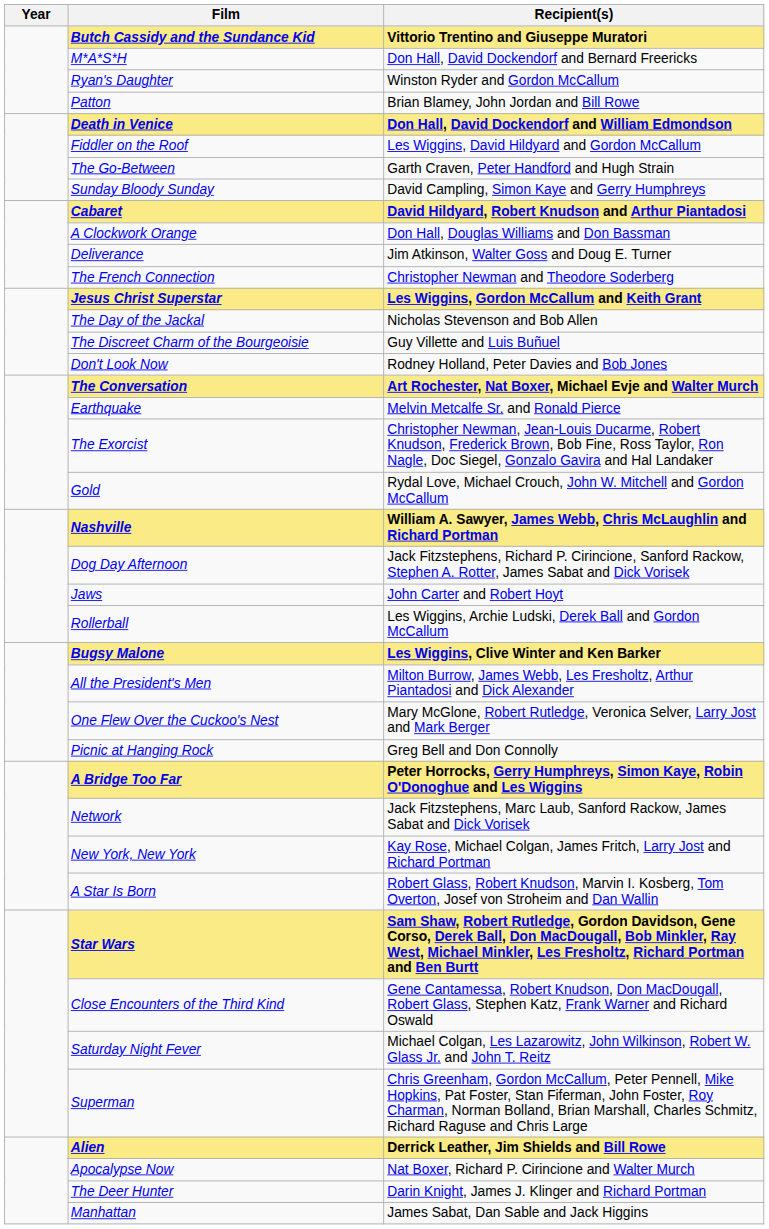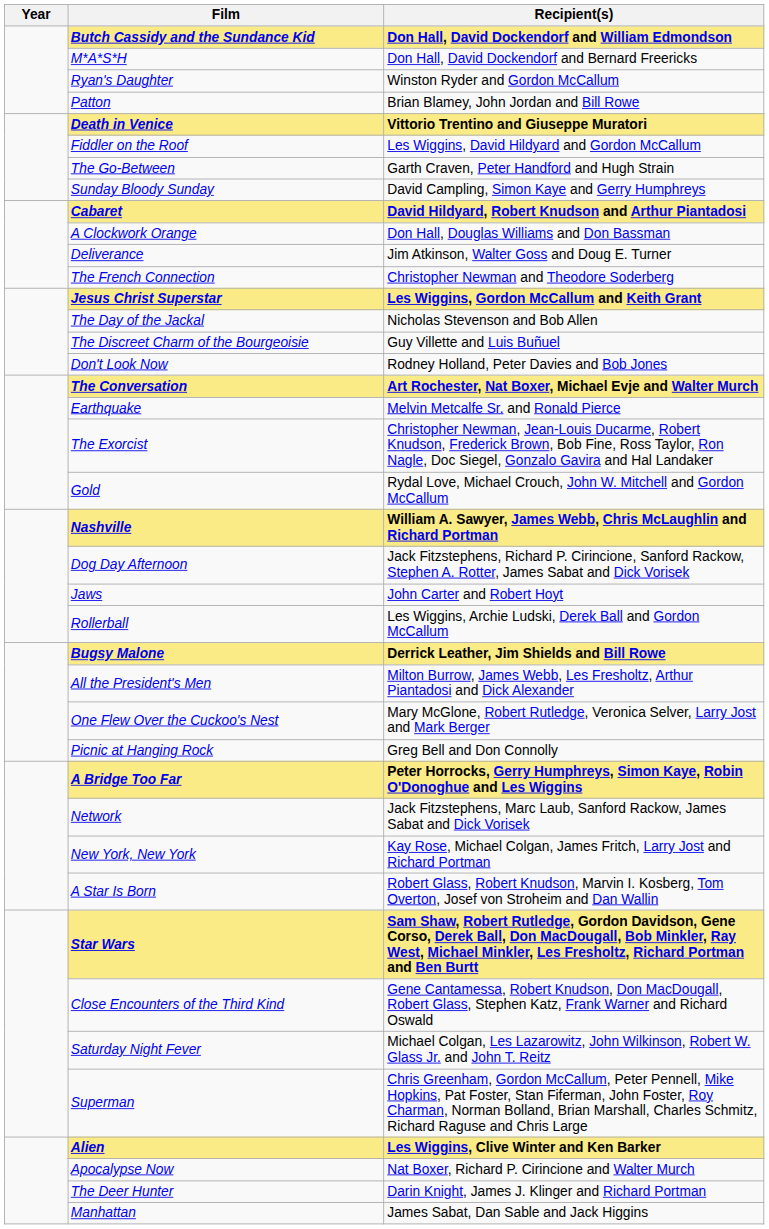(517, 37) Vittorio Trentino and Giuseppe Muratori -> (560, 37) Don Hall, David Dockendorf and William Edmondson
(560, 124) Don Hall, David Dockendorf and William Edmondson -> (517, 124) Vittorio Trentino and Giuseppe Muratori
(524, 653) Les Wiggins, Clive Winter and Ken Barker -> (526, 653) Derrick Leather, Jim Shields and Bill Rowe
(526, 1147) Derrick Leather, Jim Shields and Bill Rowe -> (524, 1147) Les Wiggins, Clive Winter and Ken Barker
